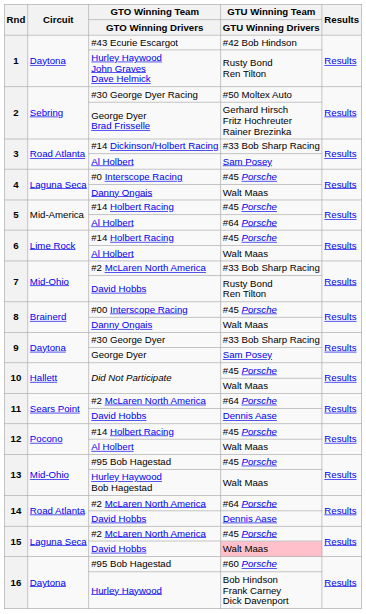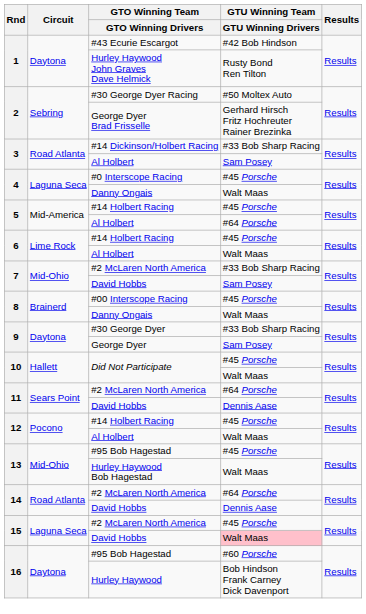(248, 289) Rusty Bond Ren Tilton -> (247, 284) Sam Posey
